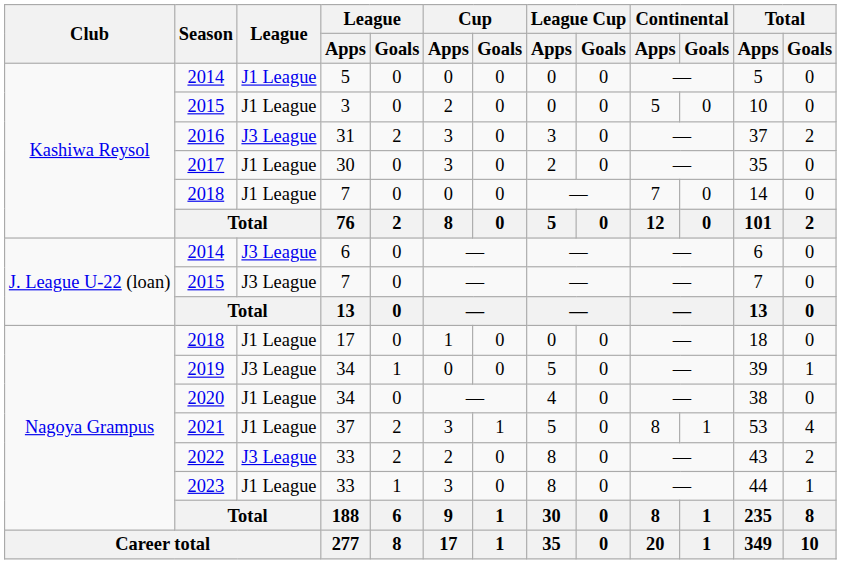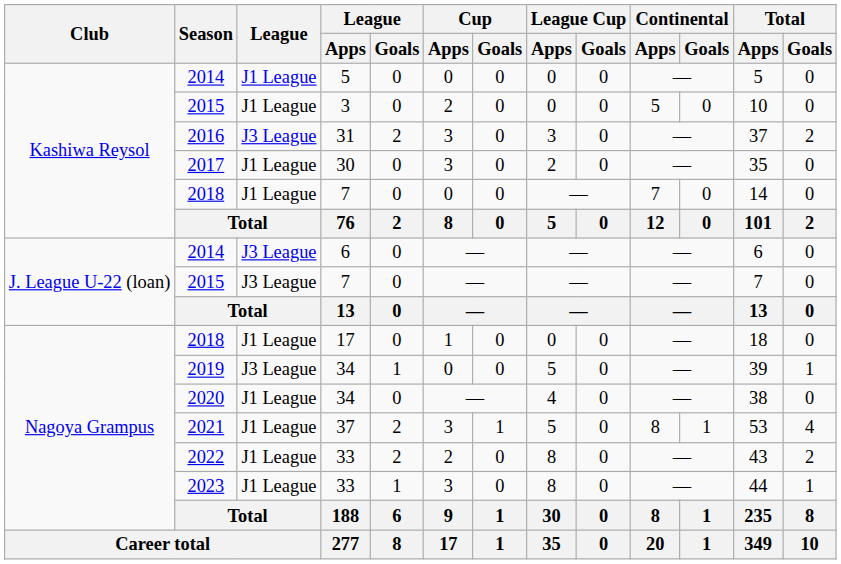(279, 456) J3 League -> (279, 456) J1 League
